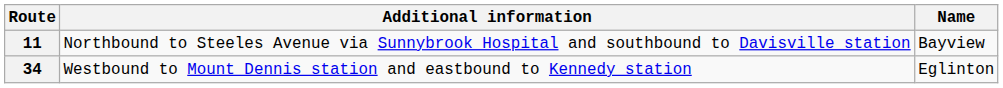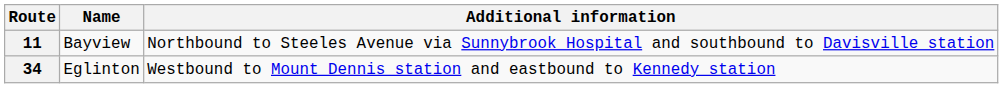columns swapped: (956, 18) <-> (487, 18)
